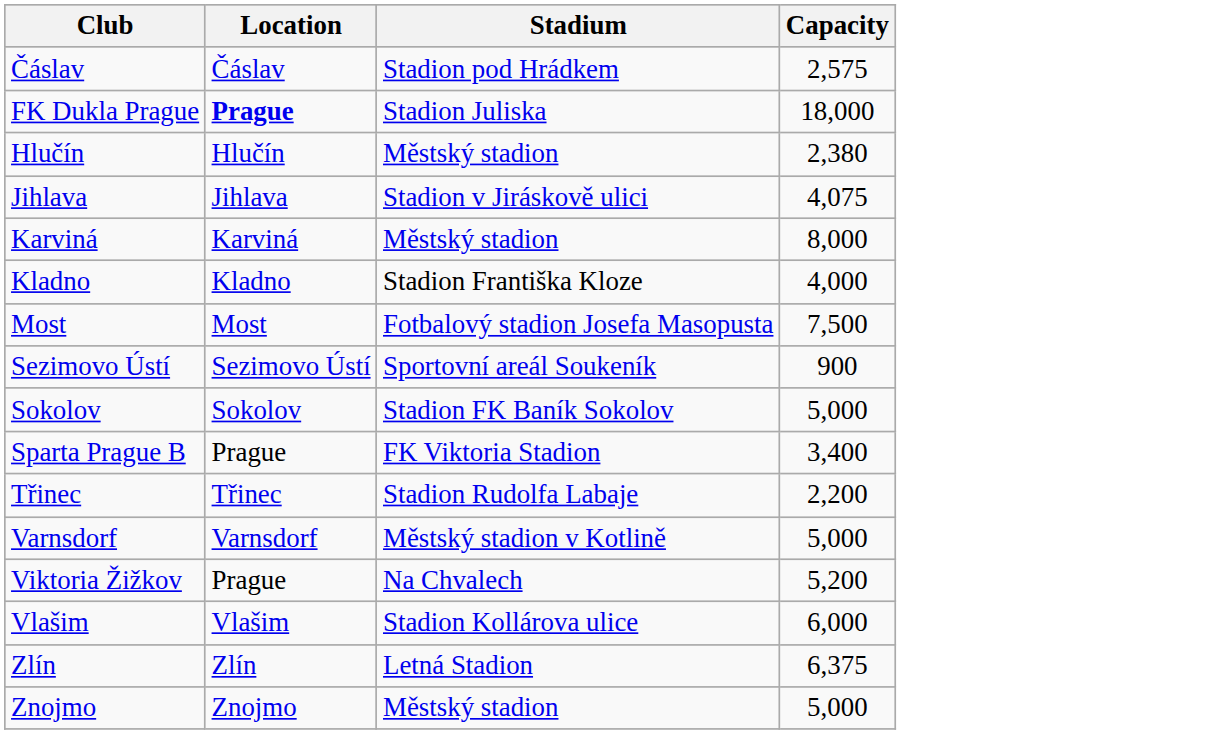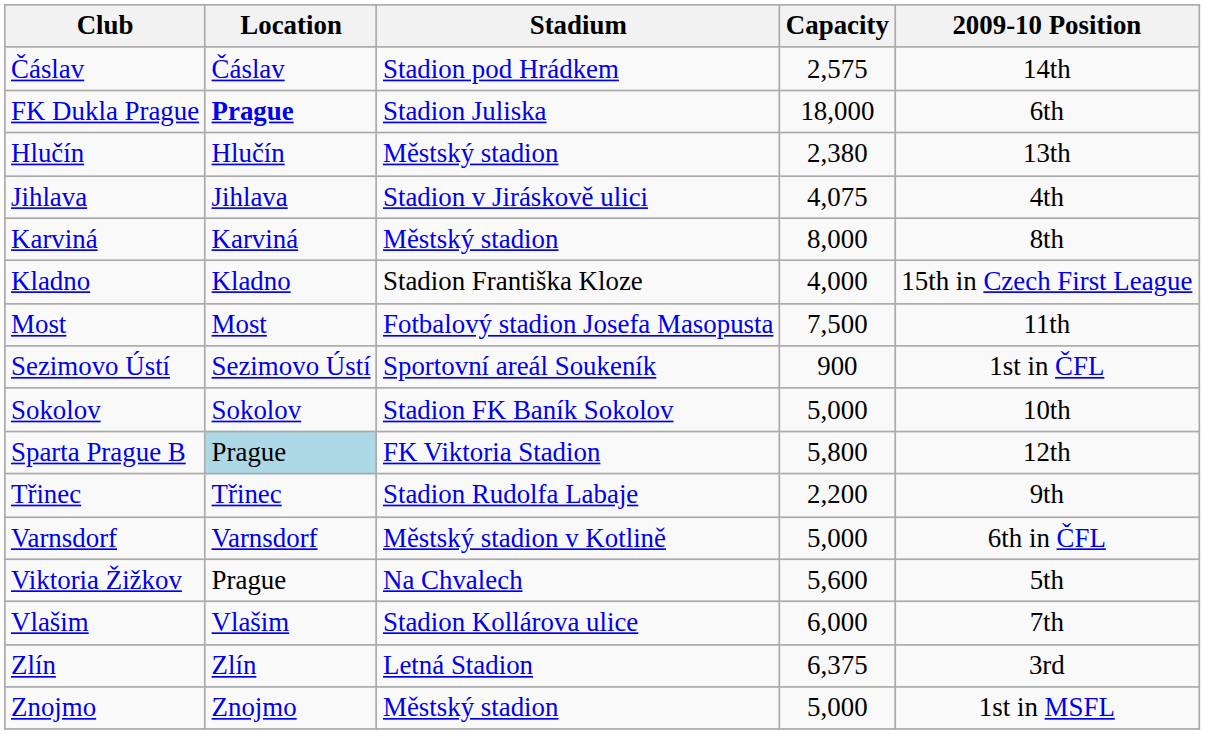+ column: (1047, 25)
(249, 452) no background -> (249, 452) lightblue background
(837, 452) 3,400 -> (837, 452) 5,800
(837, 580) 5,200 -> (837, 580) 5,600
